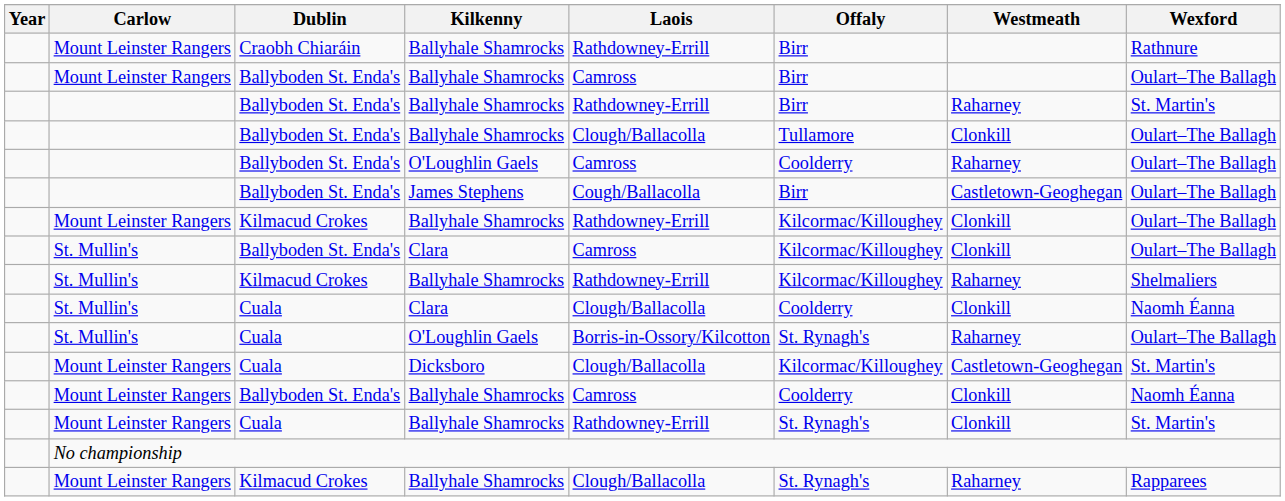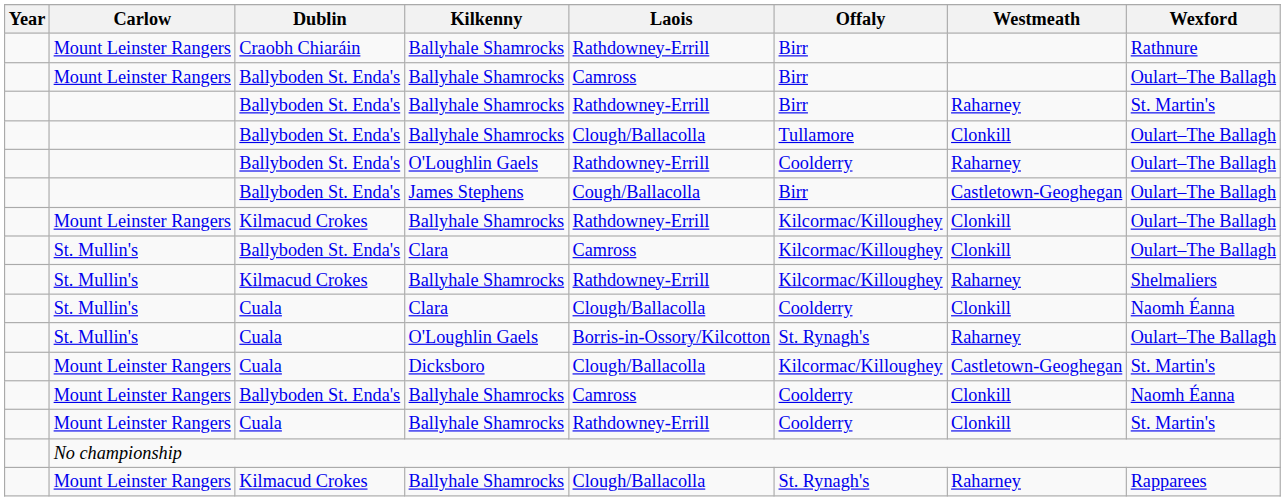(604, 163) Camross -> (641, 163) Rathdowney-Errill
(824, 423) St. Rynagh's -> (816, 423) Coolderry
